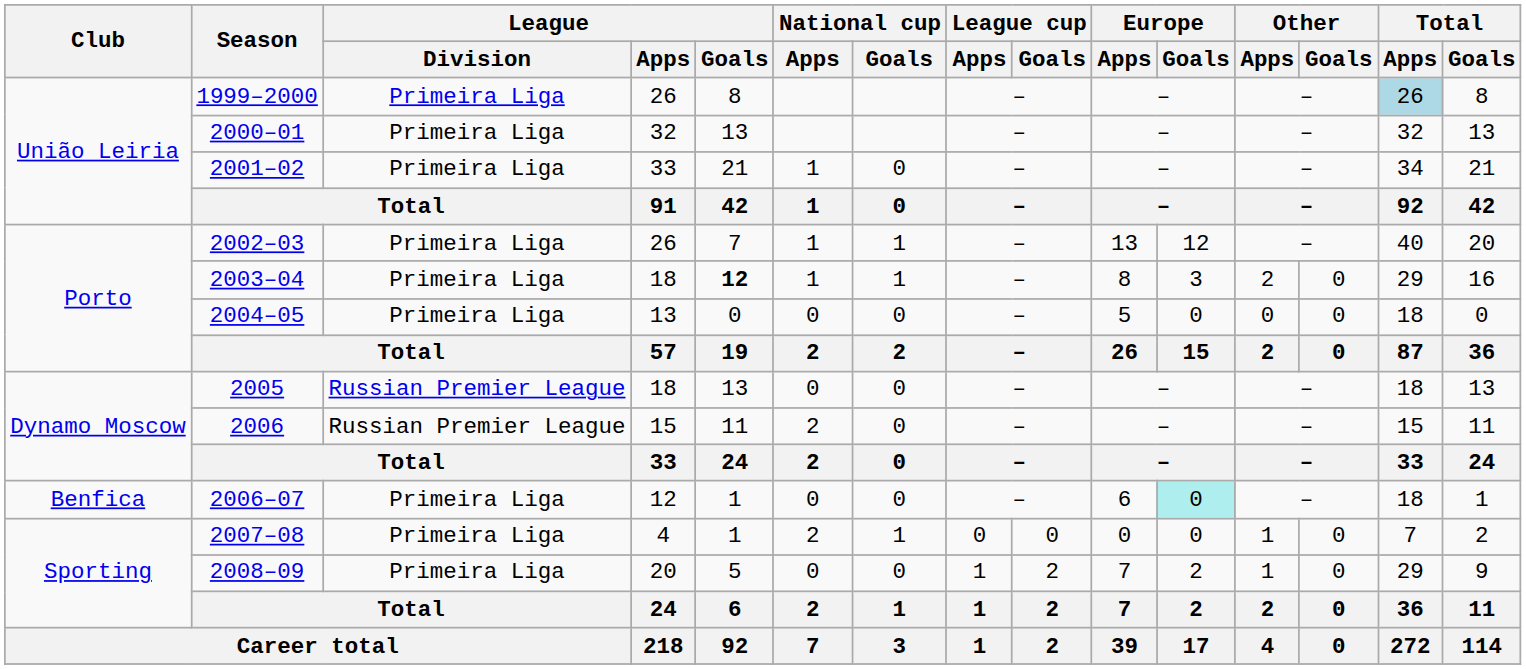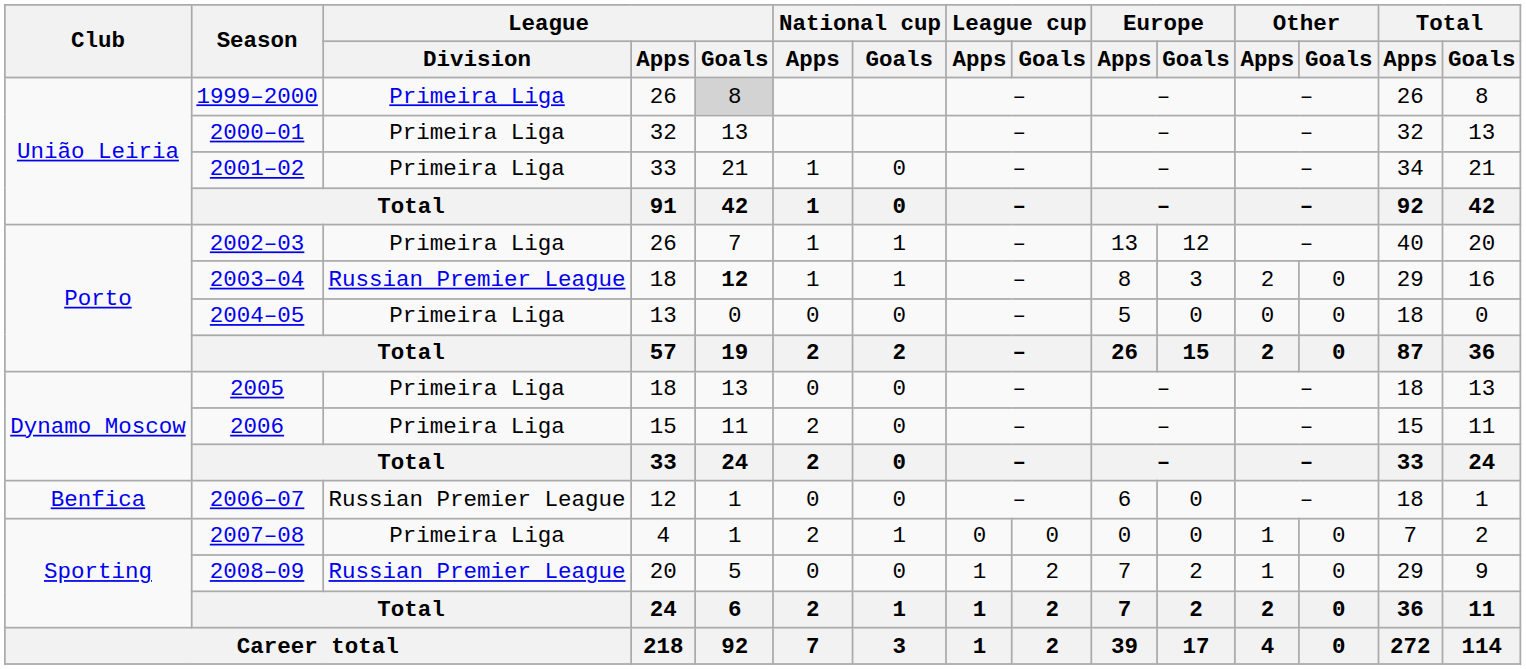(735, 97) no background -> (735, 97) lightgrey background
(1410, 97) lightblue background -> (1410, 97) no background
(477, 280) Primeira Liga -> (477, 280) Russian Premier League
(477, 390) Russian Premier League -> (477, 390) Primeira Liga
(477, 426) Russian Premier League -> (477, 426) Primeira Liga
(477, 500) Primeira Liga -> (477, 500) Russian Premier League
(1196, 500) paleturquoise background -> (1196, 500) no background
(477, 573) Primeira Liga -> (477, 573) Russian Premier League
